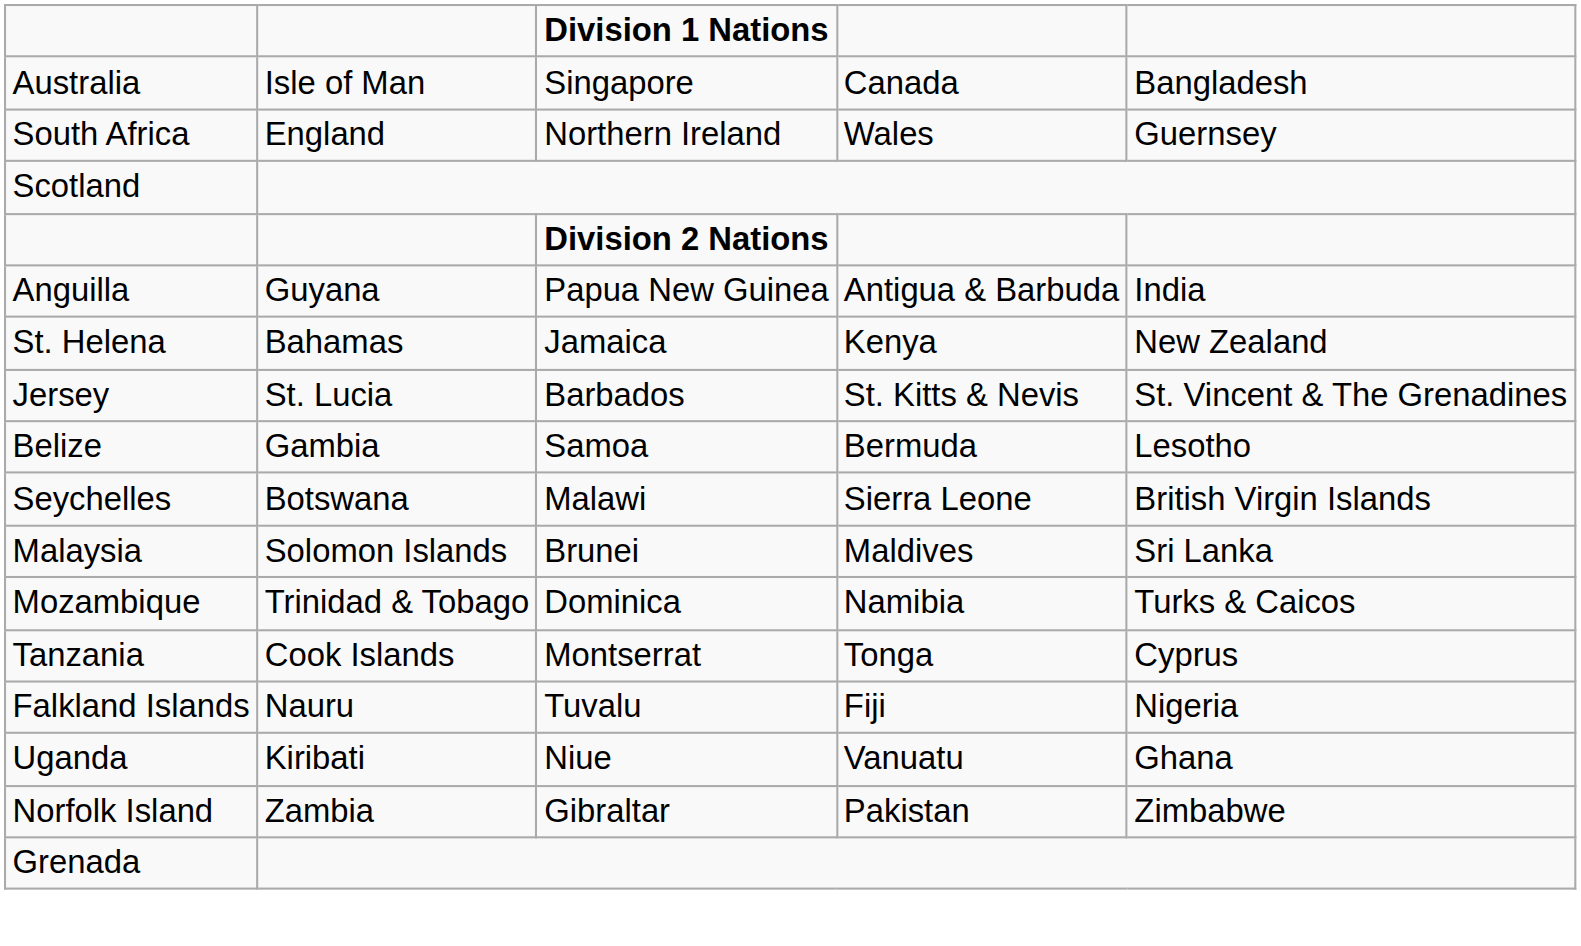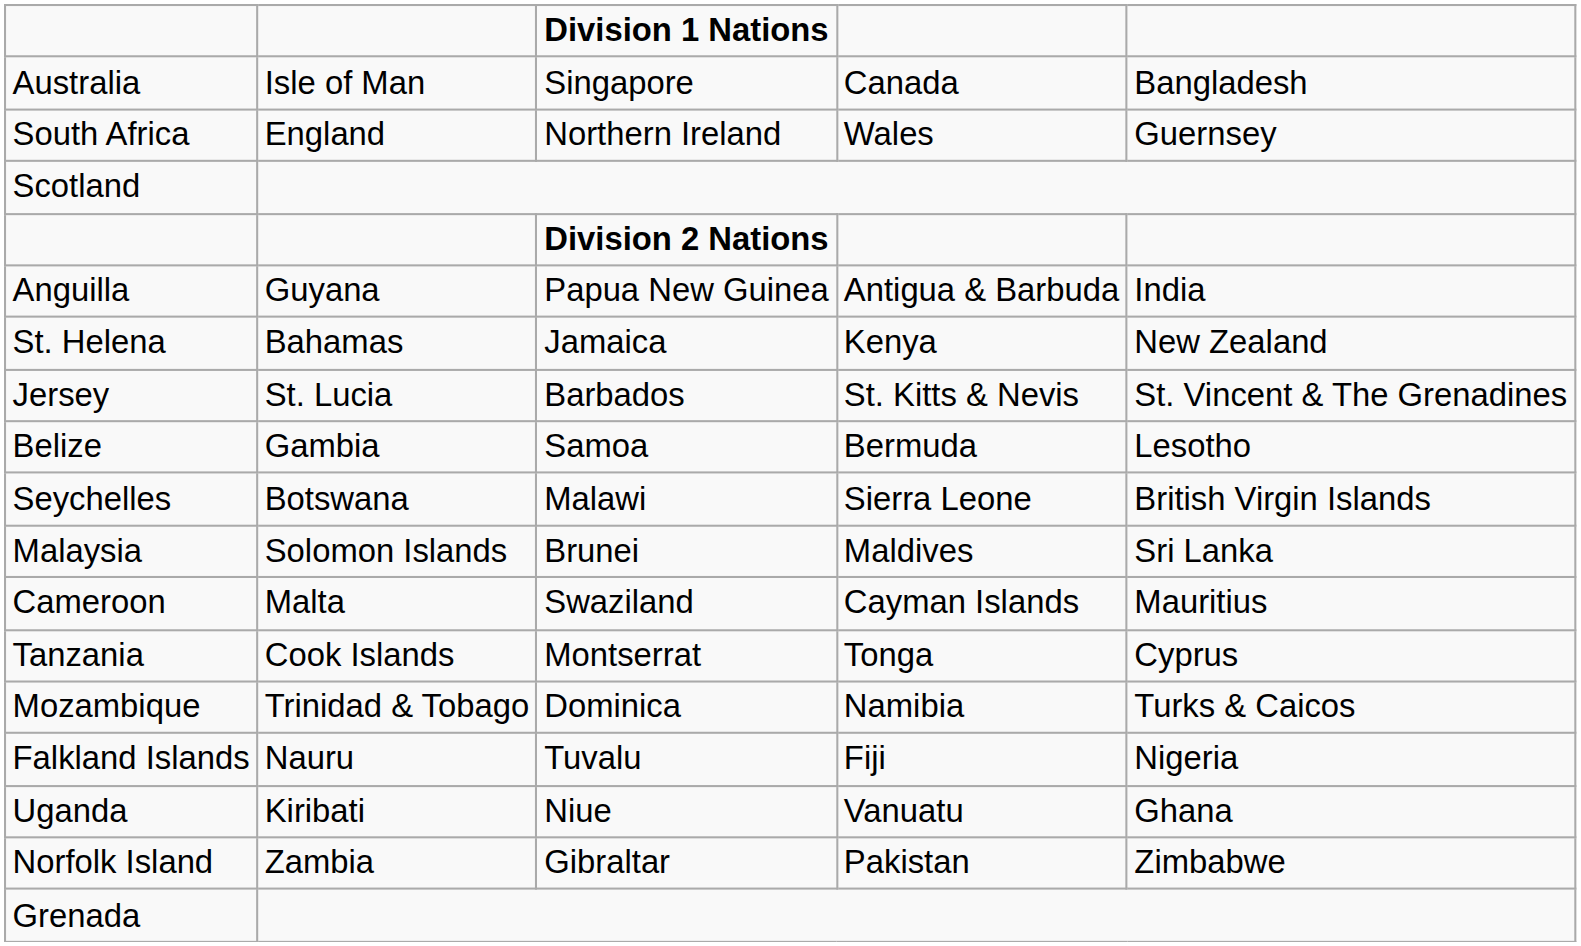+ row: (89, 602)
rows swapped: (78, 654) <-> (106, 602)
